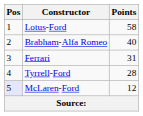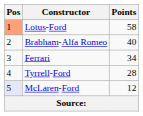(9, 27) no background -> (9, 27) lightsalmon background
(132, 58) 31 -> (132, 58) 34
